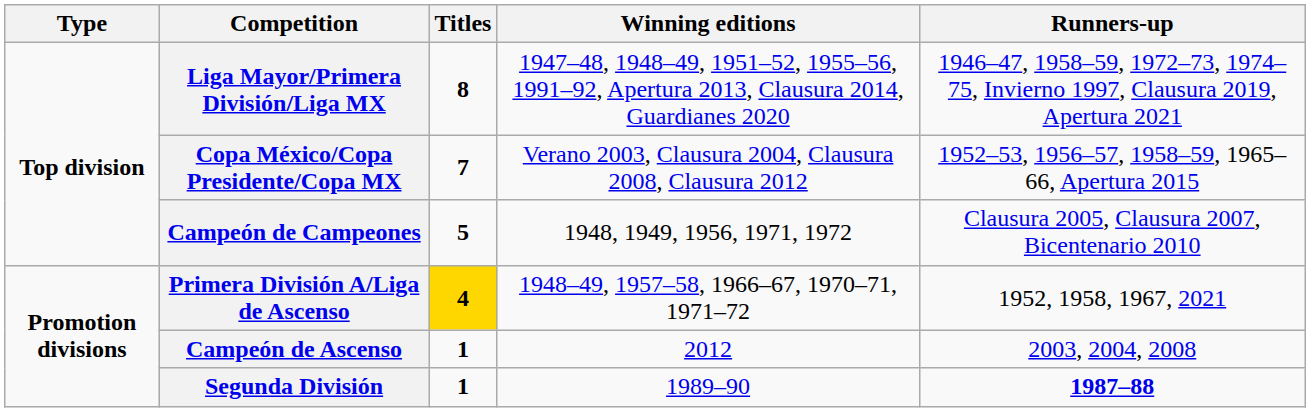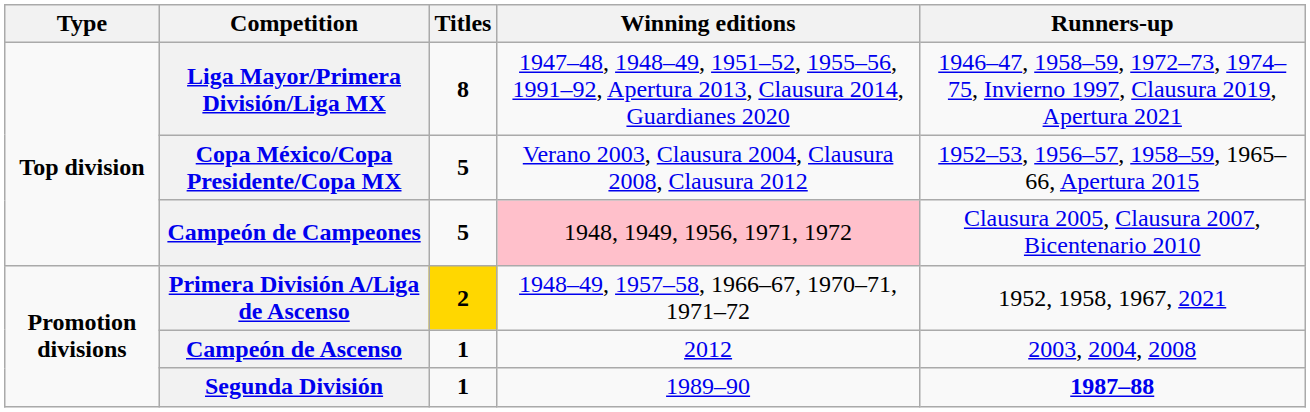(463, 167) 7 -> (463, 167) 5
(708, 232) no background -> (708, 232) pink background
(463, 297) 4 -> (463, 297) 2
